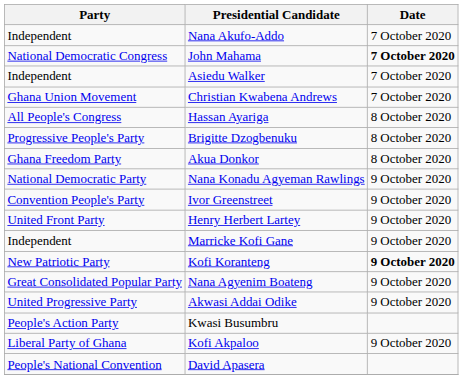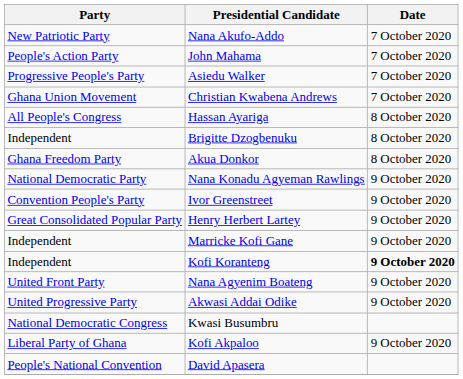(39, 35) Independent -> (59, 35) New Patriotic Party
(87, 55) National Democratic Congress -> (63, 55) People's Action Party
(413, 55) bold -> (411, 55) normal
(39, 76) Independent -> (76, 76) Progressive People's Party
(76, 138) Progressive People's Party -> (39, 138) Independent
(56, 220) United Front Party -> (95, 220) Great Consolidated Popular Party
(59, 261) New Patriotic Party -> (39, 261) Independent
(95, 281) Great Consolidated Popular Party -> (56, 281) United Front Party
(63, 323) People's Action Party -> (87, 323) National Democratic Congress
